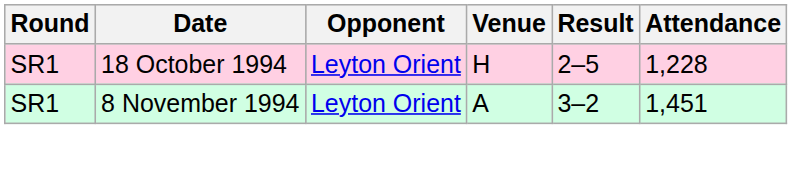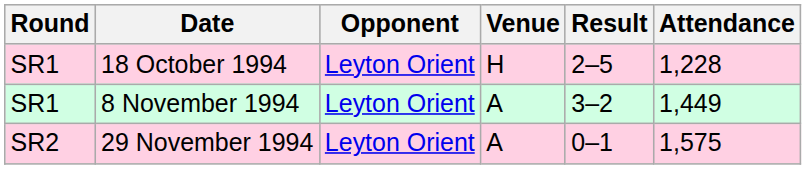(676, 103) 1,451 -> (690, 103) 1,449
+ row: (207, 143)
